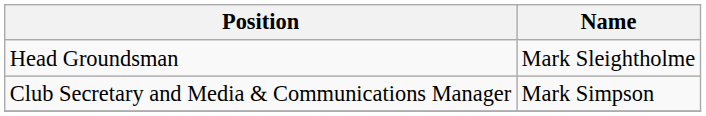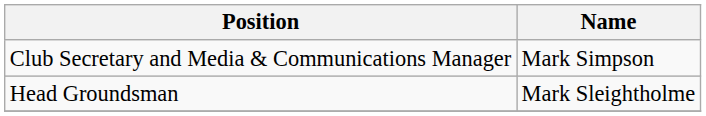rows swapped: (261, 93) <-> (94, 57)
